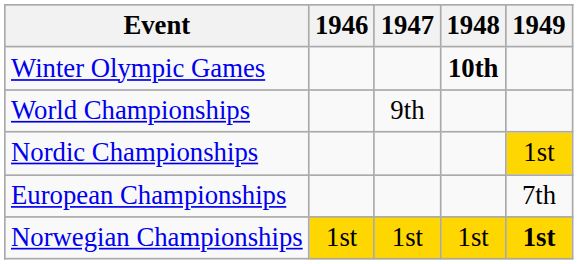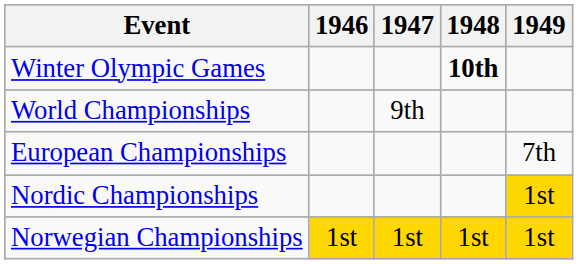rows swapped: (149, 195) <-> (135, 152)
(539, 237) bold -> (539, 237) normal
